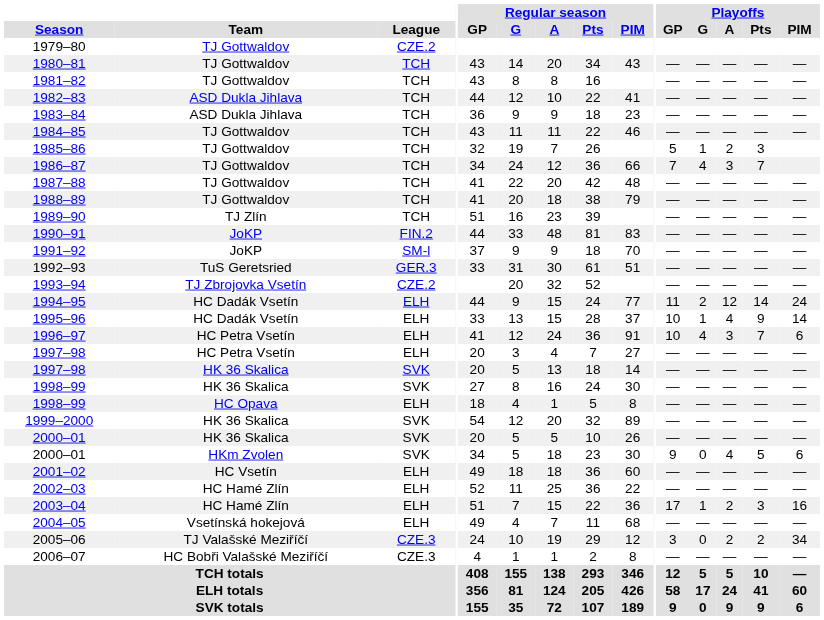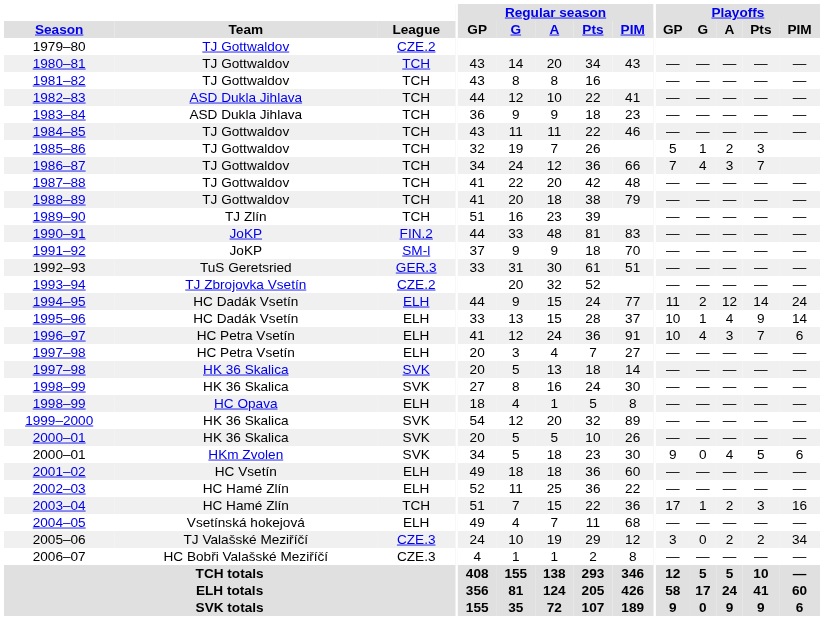(416, 505) ELH -> (416, 505) TCH
